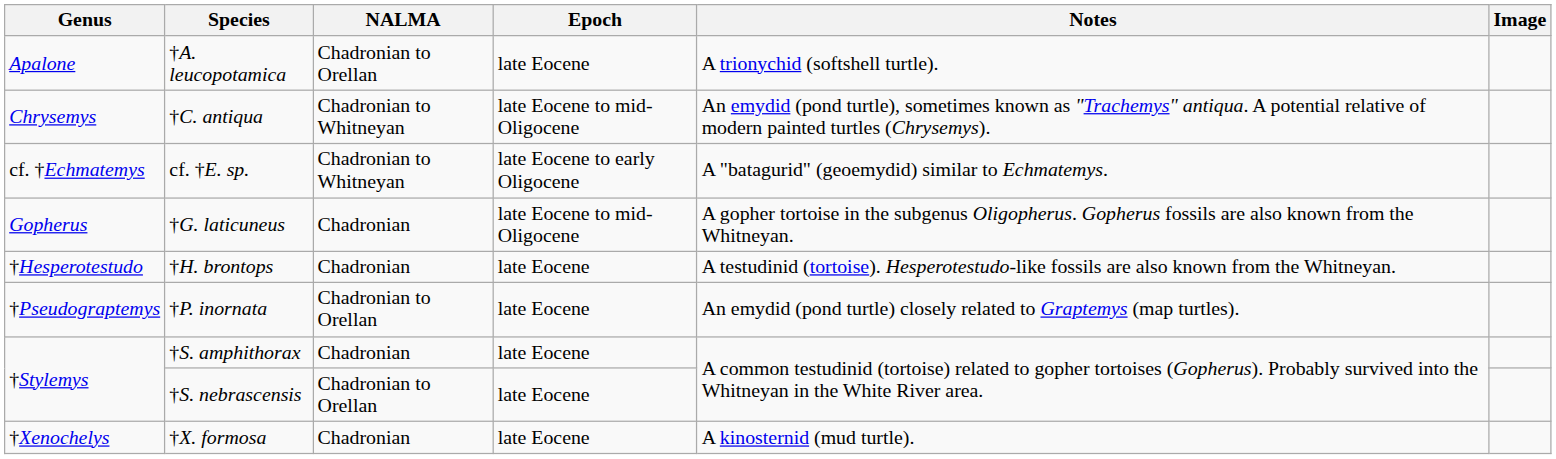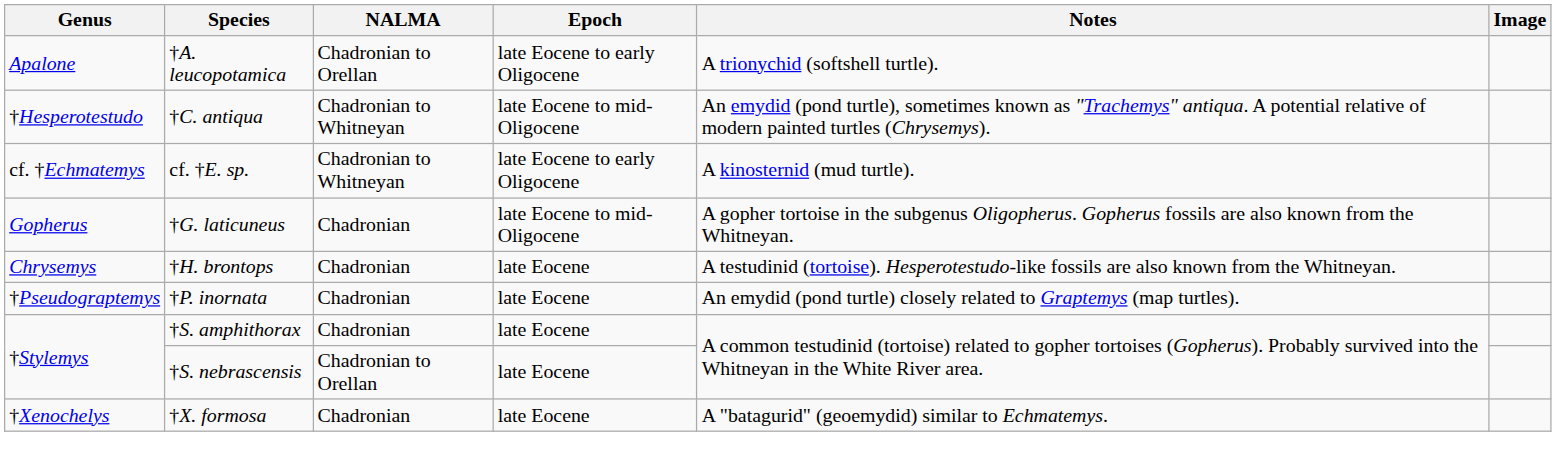(544, 62) late Eocene -> (576, 62) late Eocene to early Oligocene
(53, 116) Chrysemys -> (76, 116) †Hesperotestudo
(905, 170) A "batagurid" (geoemydid) similar to Echmatemys. -> (808, 170) A kinosternid (mud turtle).
(76, 266) †Hesperotestudo -> (53, 266) Chrysemys
(374, 309) Chadronian to Orellan -> (364, 298) Chadronian
(808, 437) A kinosternid (mud turtle). -> (905, 415) A "batagurid" (geoemydid) similar to Echmatemys.
